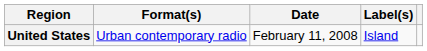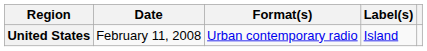columns swapped: (305, 14) <-> (171, 14)
